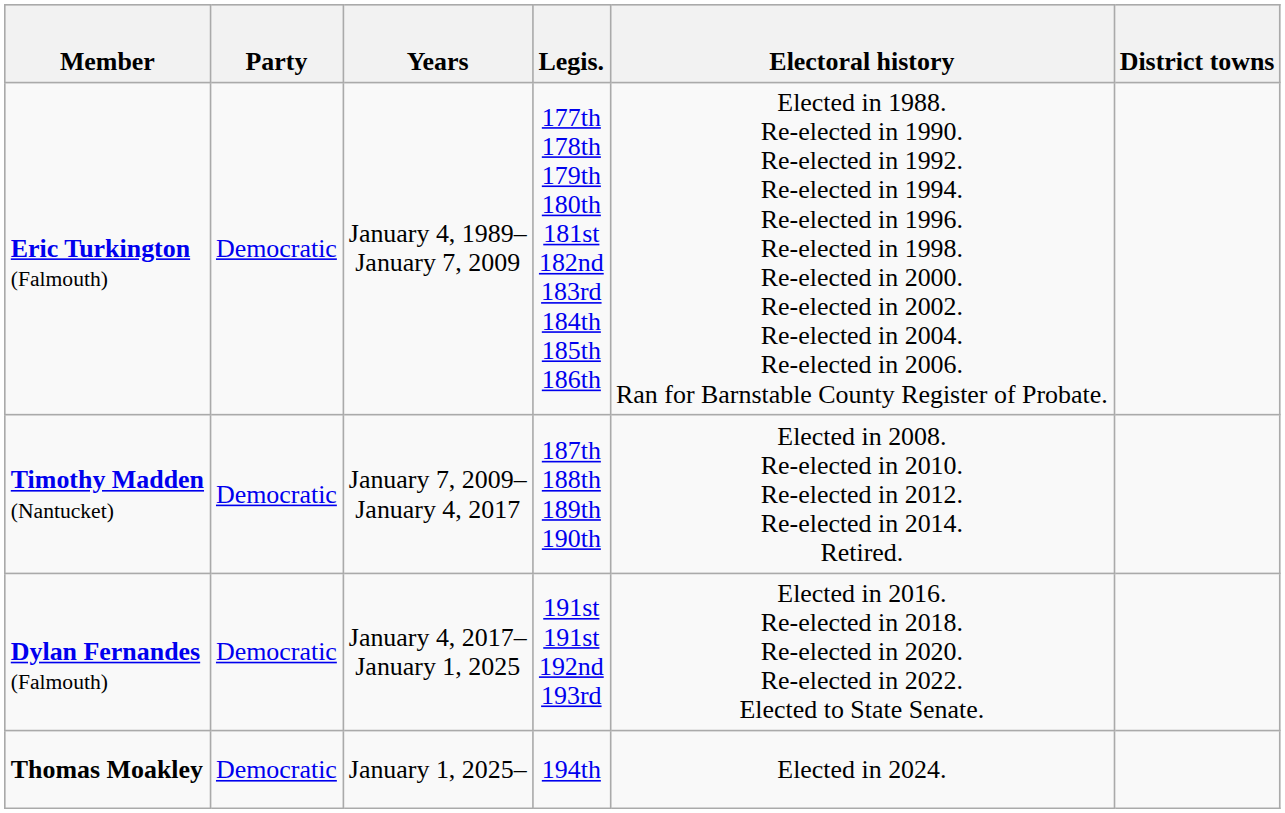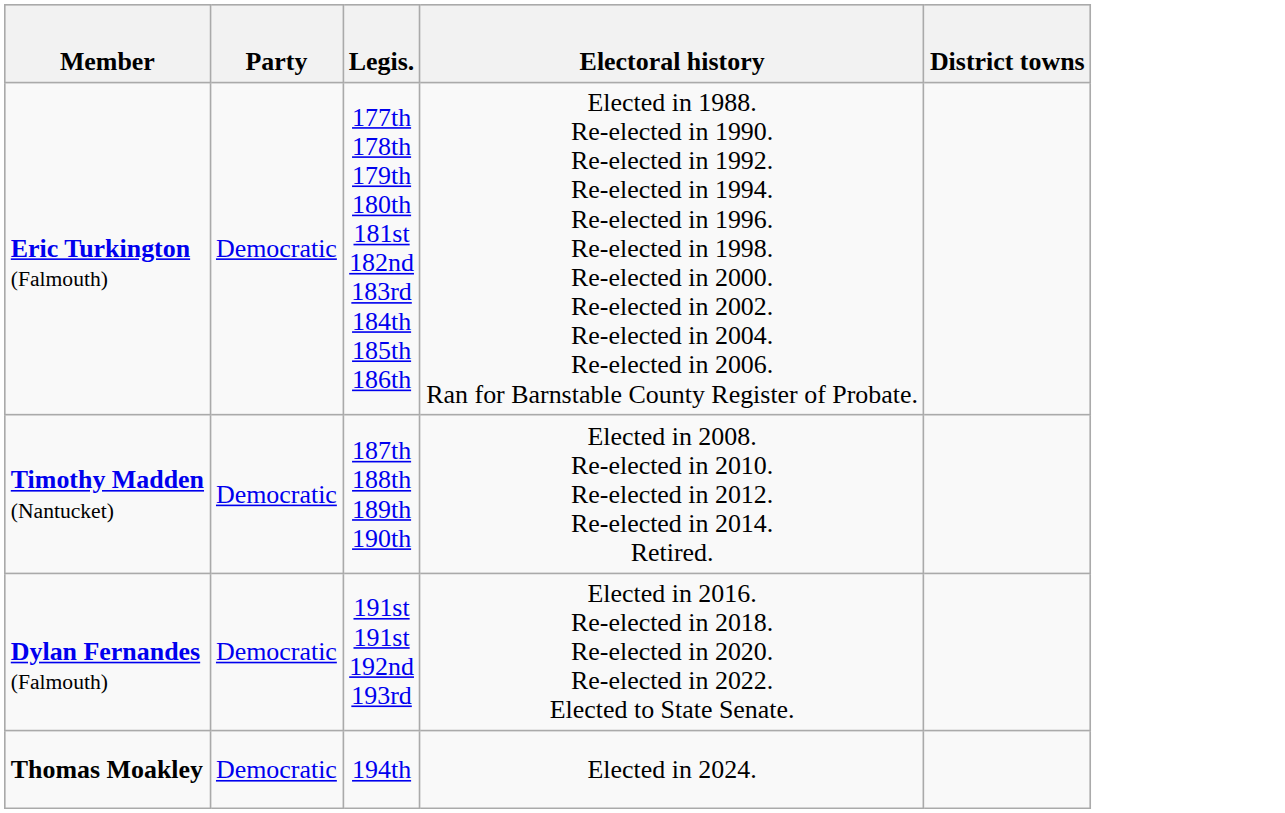- column: (438, 61)
